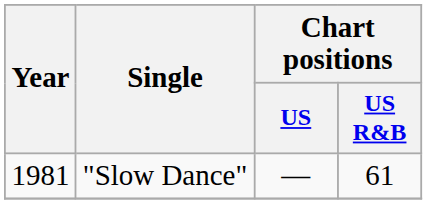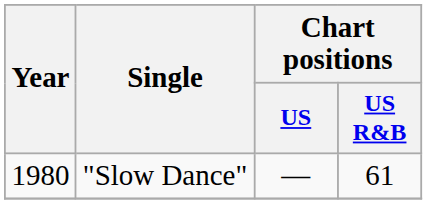(41, 175) 1981 -> (41, 175) 1980
